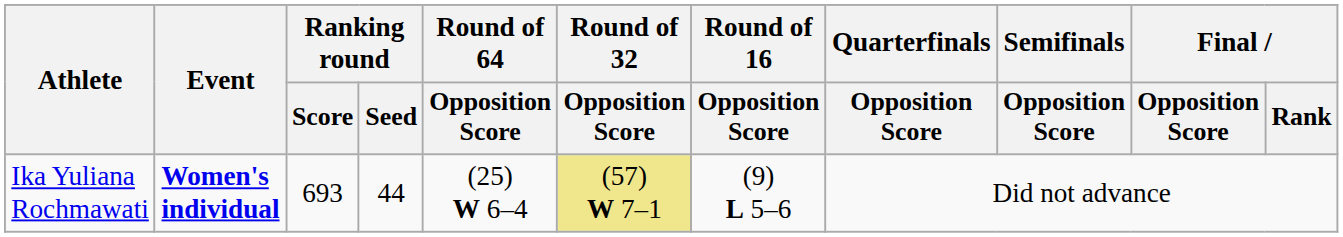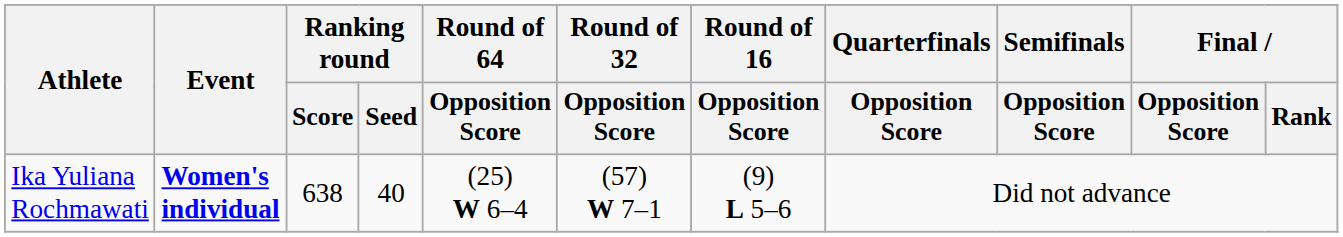(323, 193) 693 -> (323, 193) 638
(391, 193) 44 -> (391, 193) 40
(624, 193) khaki background -> (624, 193) no background
